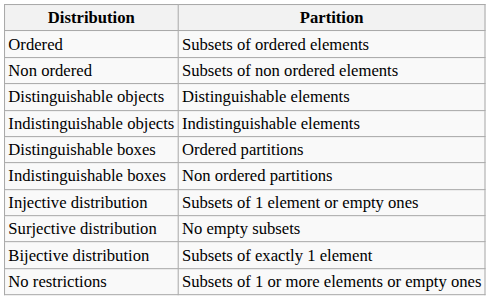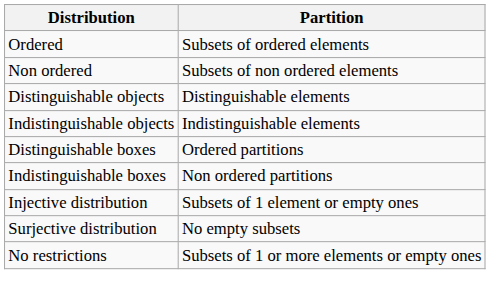- row: (79, 255)
